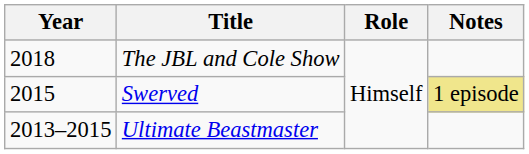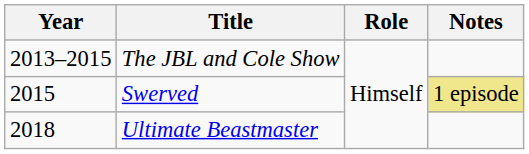(32, 58) 2018 -> (61, 58) 2013–2015
(61, 129) 2013–2015 -> (32, 129) 2018
